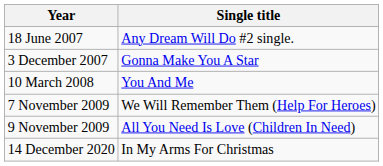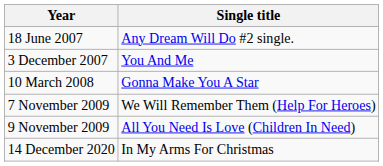(190, 60) Gonna Make You A Star -> (157, 60) You And Me
(157, 82) You And Me -> (190, 82) Gonna Make You A Star
